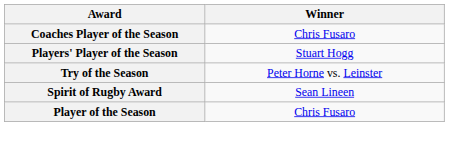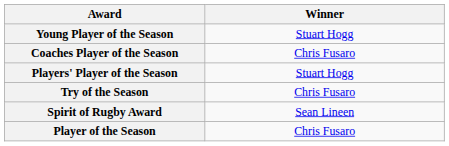+ row: (105, 34)
(325, 73) Peter Horne vs. Leinster -> (325, 92) Chris Fusaro
